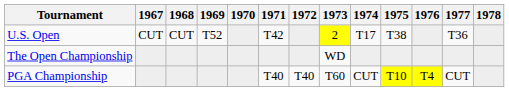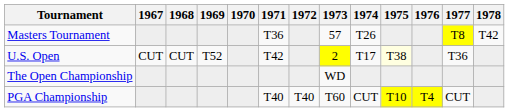+ row: (58, 35)
(396, 35) no background -> (396, 56) lightyellow background
